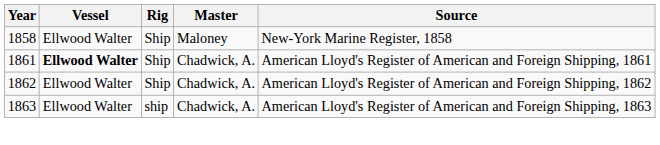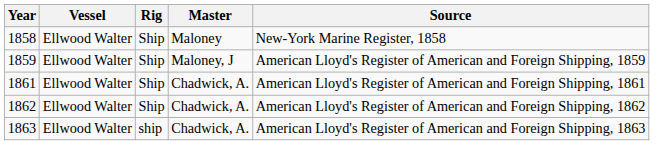+ row: (22, 60)
(90, 60) bold -> (87, 83) normal
